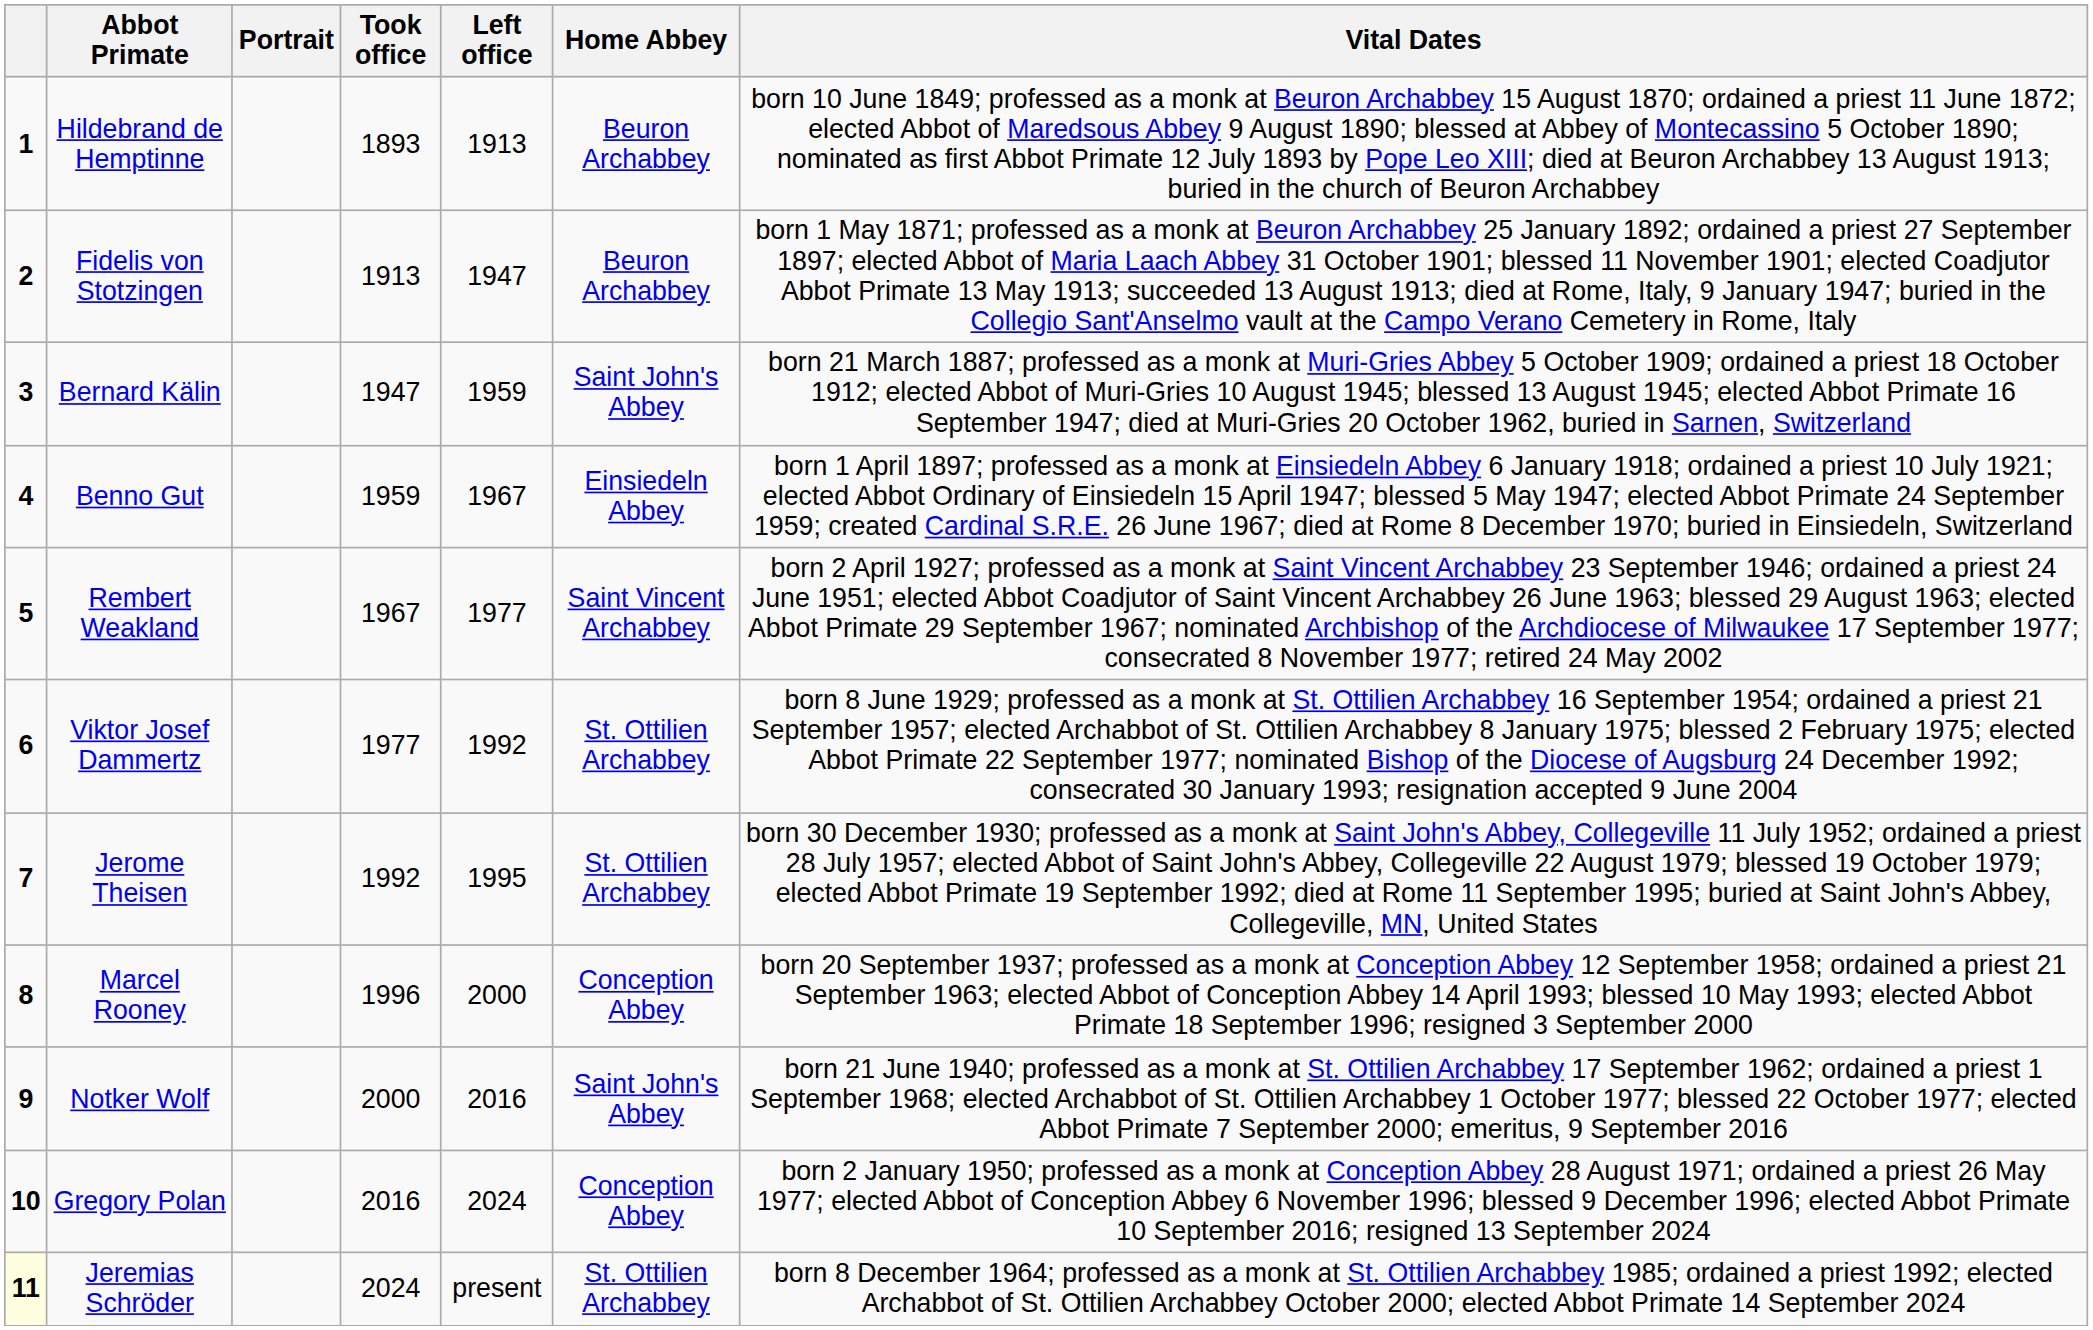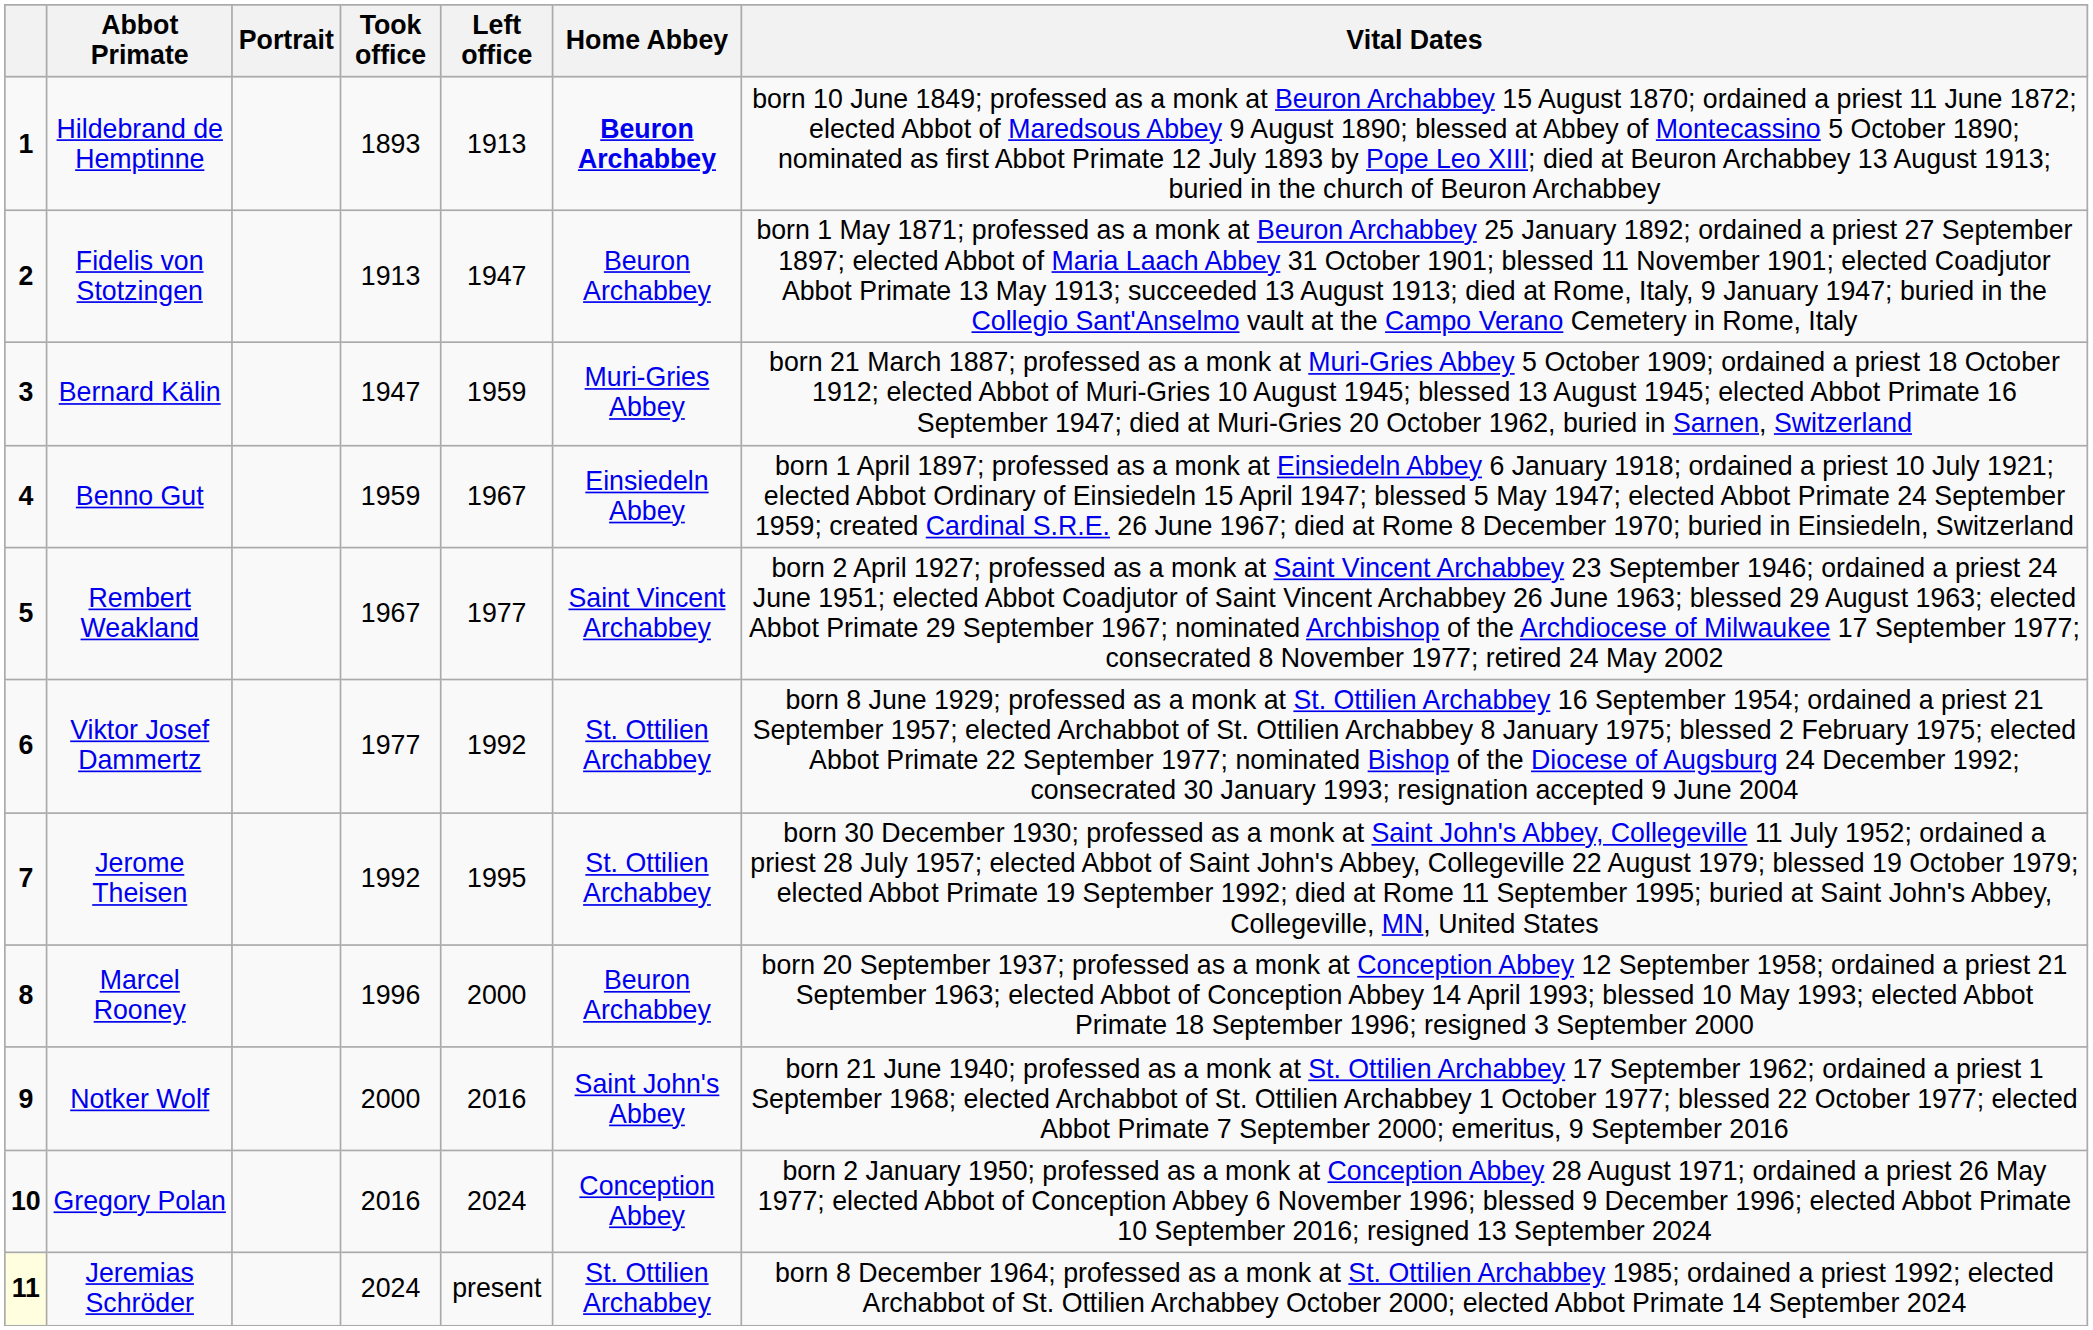(646, 143) normal -> (647, 143) bold
(646, 393) Saint John's Abbey -> (647, 393) Muri-Gries Abbey
(646, 995) Conception Abbey -> (647, 995) Beuron Archabbey
